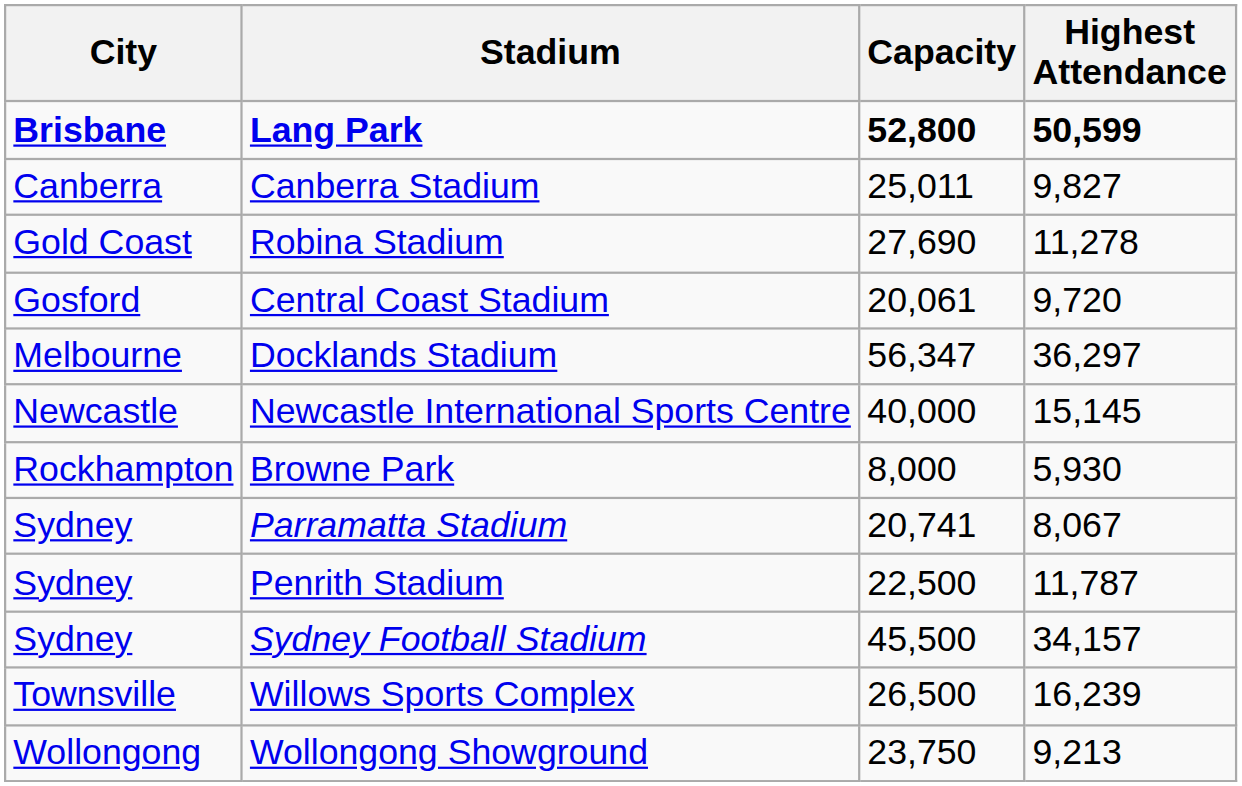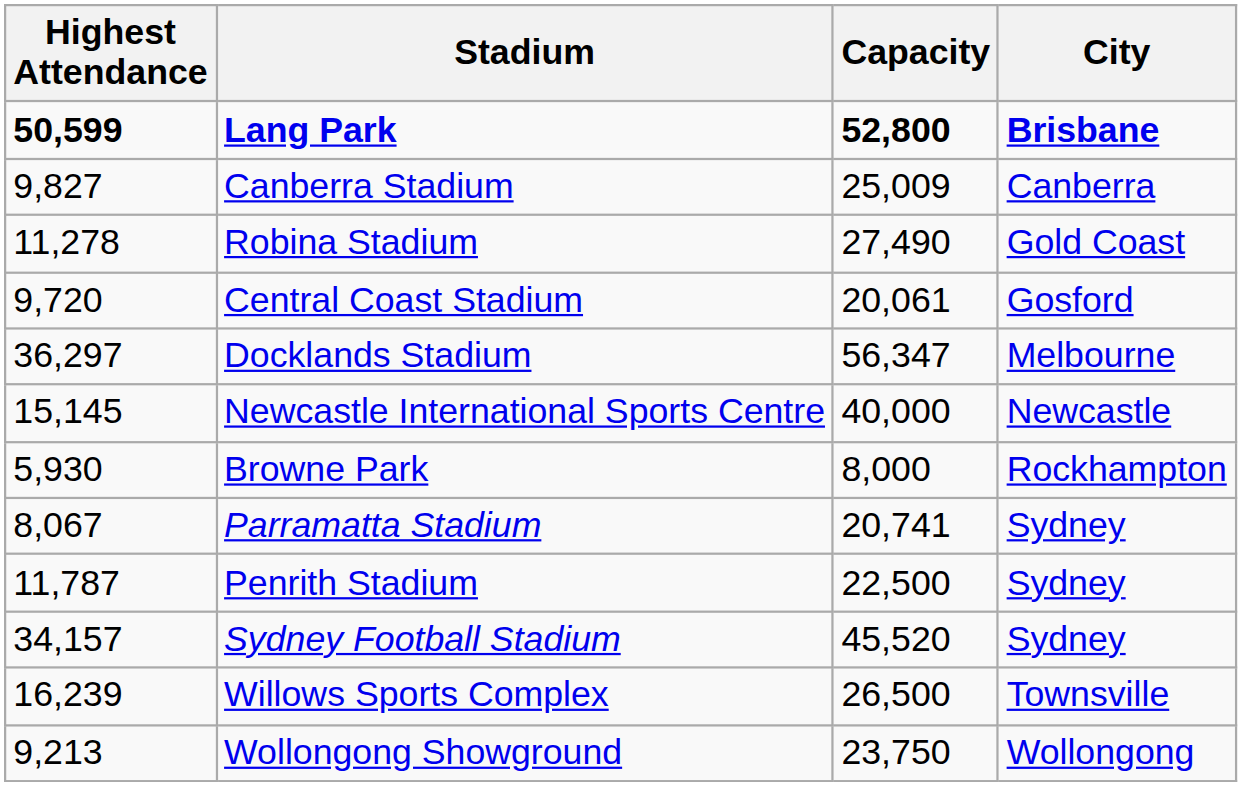columns swapped: (123, 52) <-> (1130, 52)
(921, 186) 25,011 -> (896, 186) 25,009
(922, 242) 27,690 -> (896, 242) 27,490
(922, 638) 45,500 -> (896, 638) 45,520
